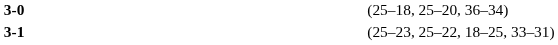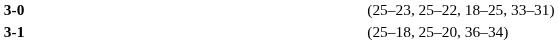(438, 10) (25–18, 25–20, 36–34) -> (461, 10) (25–23, 25–22, 18–25, 33–31)
(461, 31) (25–23, 25–22, 18–25, 33–31) -> (438, 31) (25–18, 25–20, 36–34)
